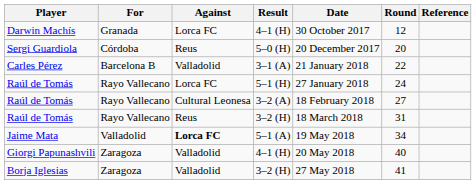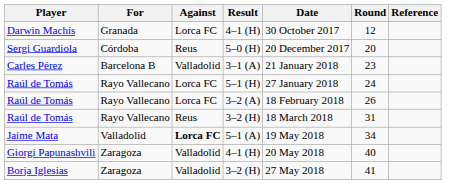(400, 65) 22 -> (370, 65) 23
(213, 100) Cultural Leonesa -> (196, 100) Lorca FC
(400, 100) 27 -> (370, 100) 26
